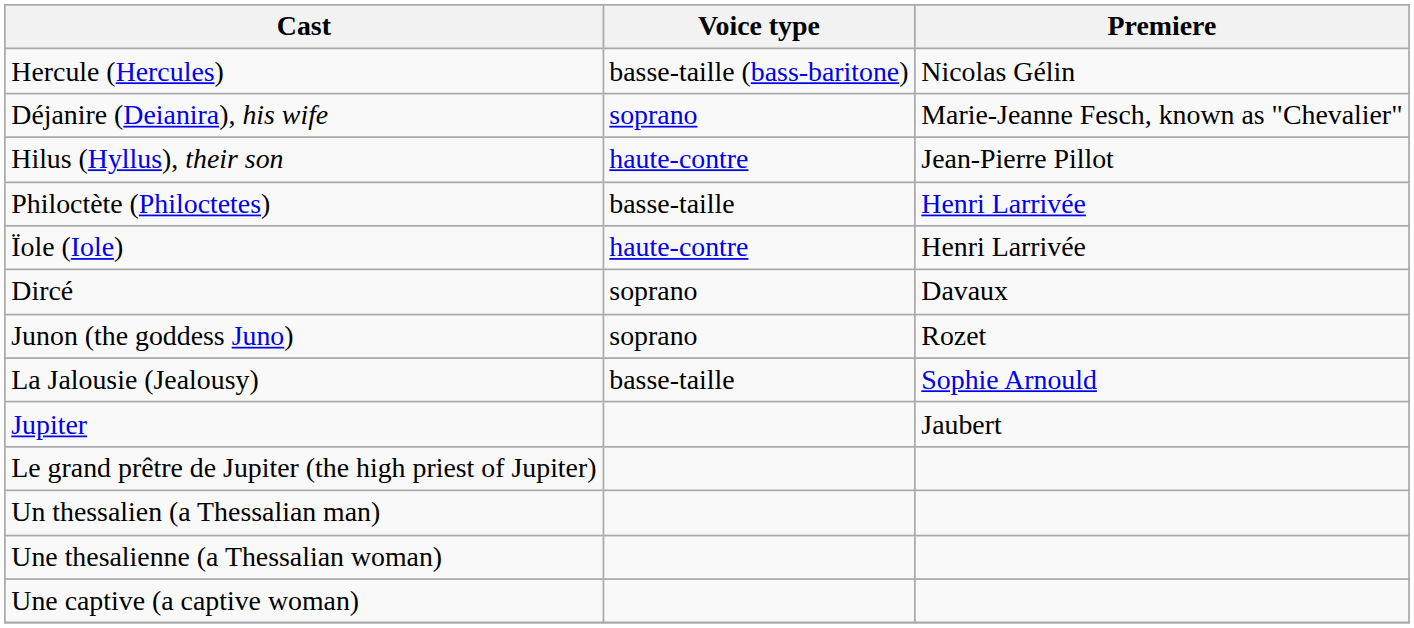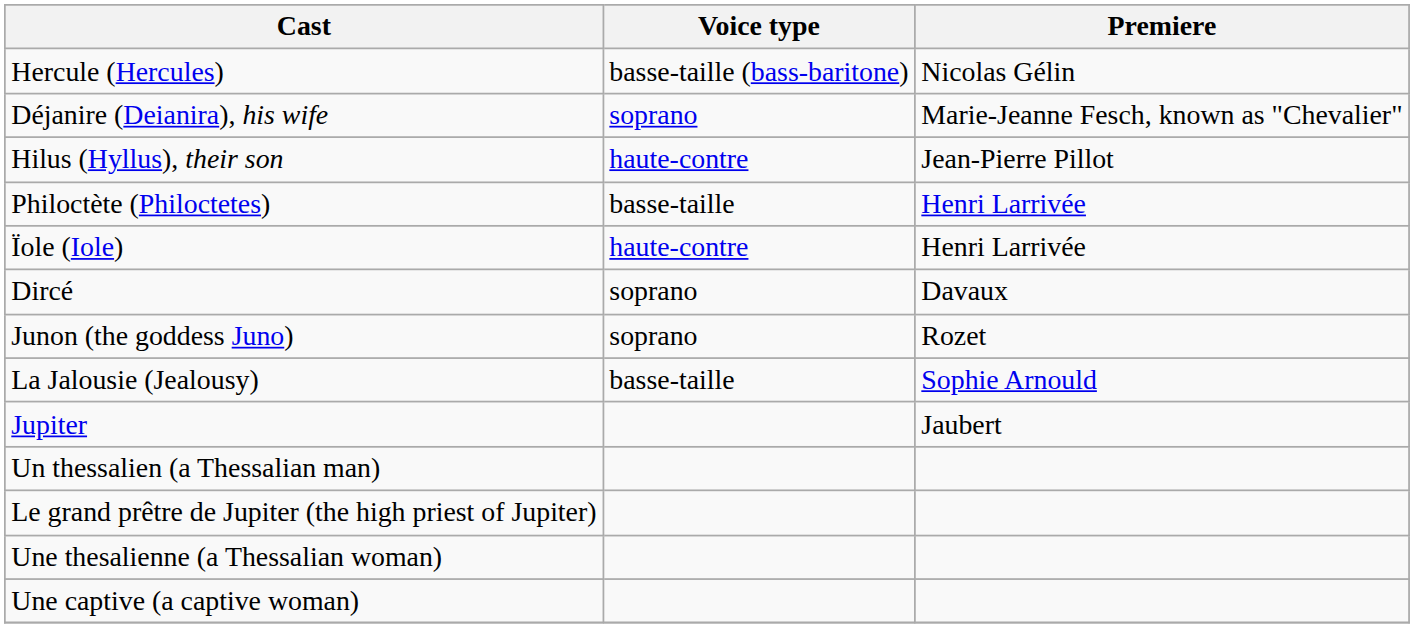rows swapped: (304, 468) <-> (196, 512)
